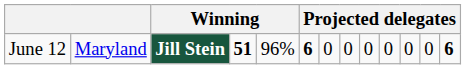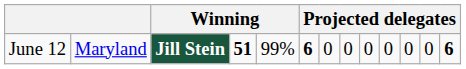(278, 48) 96% -> (278, 48) 99%
